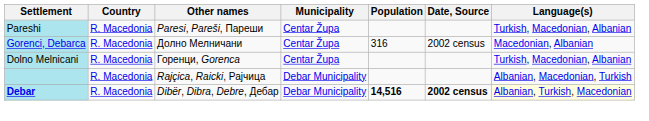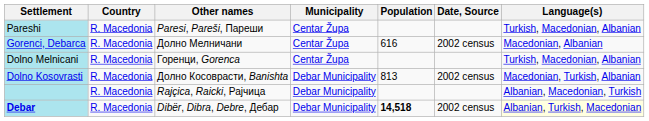(379, 44) 316 -> (389, 44) 616
+ row: (45, 76)
(386, 92) 14,516 -> (396, 108) 14,518
(458, 92) bold -> (466, 108) normal
